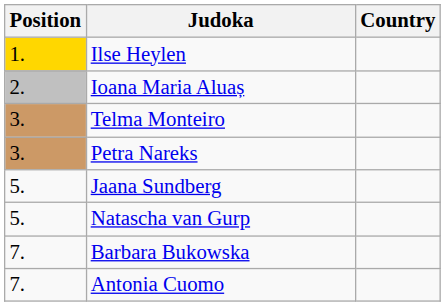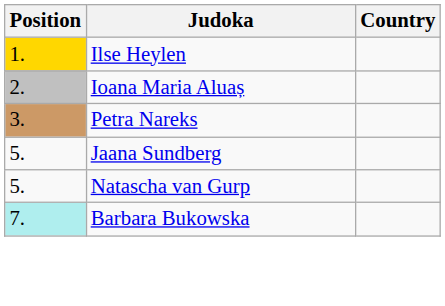- row: (158, 119)
(17, 251) no background -> (17, 218) paleturquoise background
- row: (157, 284)
